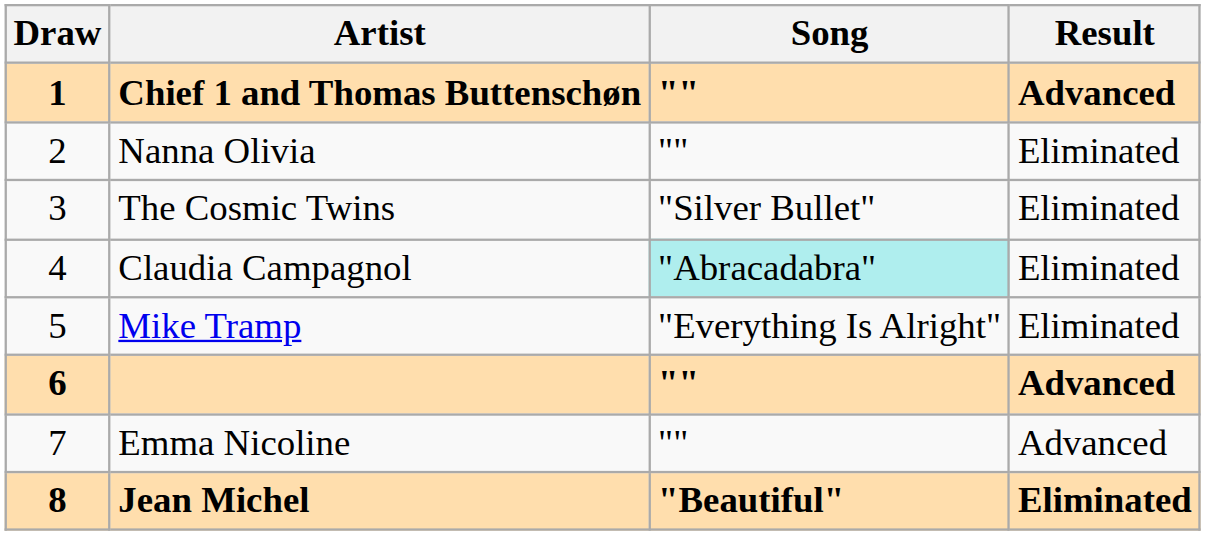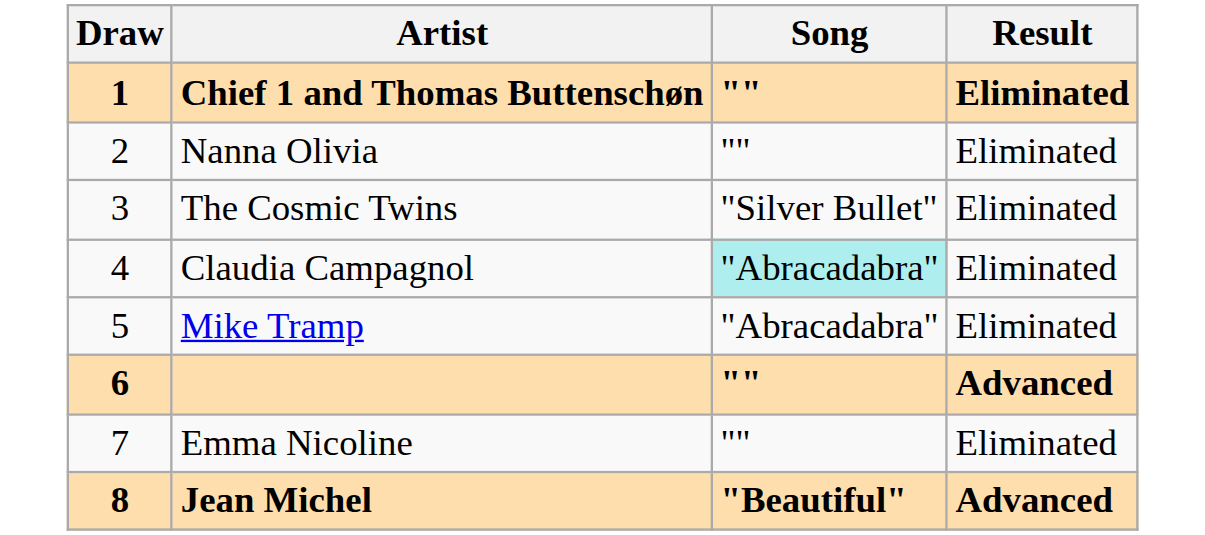(1097, 92) Advanced -> (1042, 92) Eliminated
(830, 325) "Everything Is Alright" -> (830, 325) "Abracadabra"
(1092, 442) Advanced -> (1036, 442) Eliminated
(1105, 500) Eliminated -> (1034, 500) Advanced
